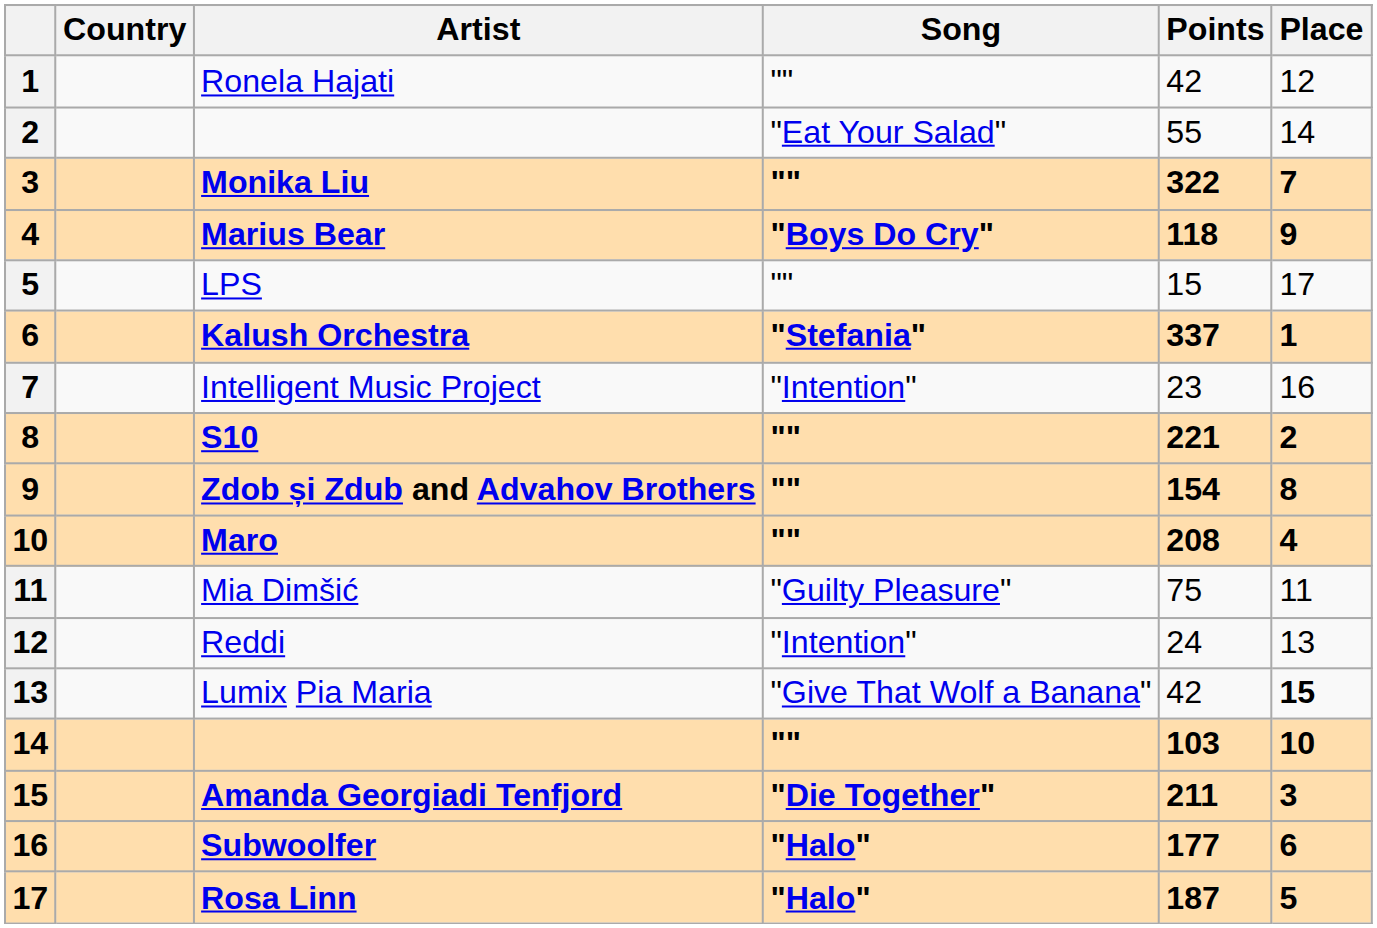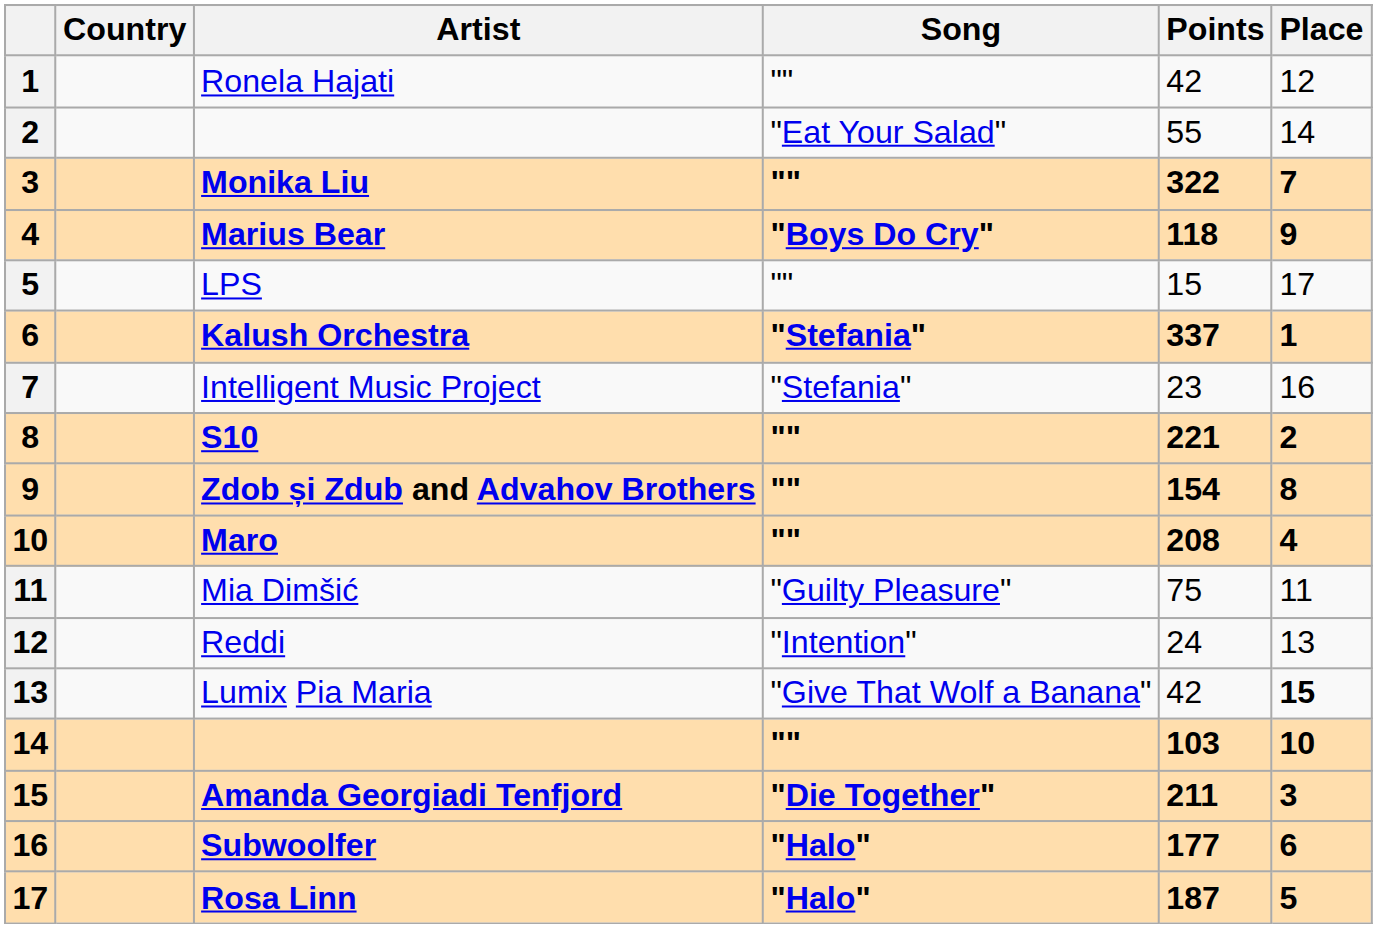(844, 387) "Intention" -> (841, 387) "Stefania"
